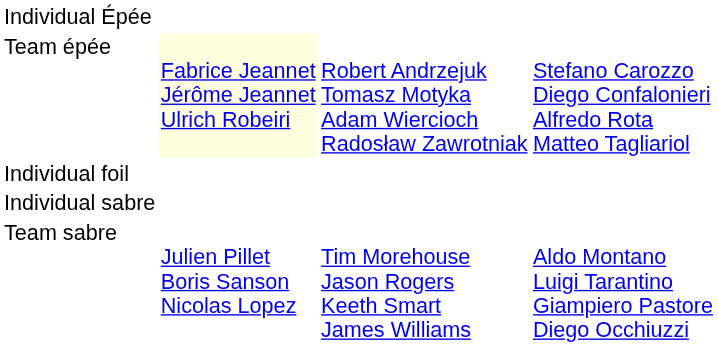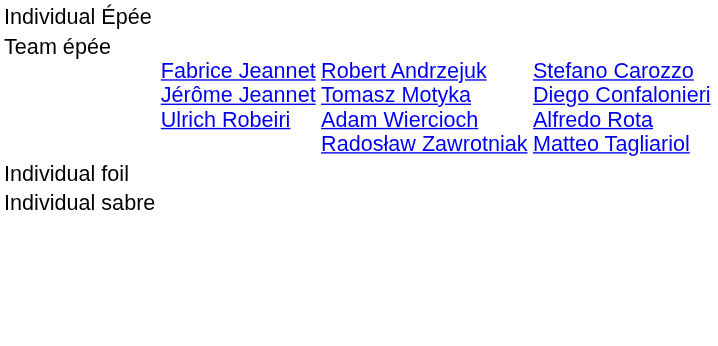(238, 95) lightyellow background -> (238, 95) no background
- row: (60, 233)
